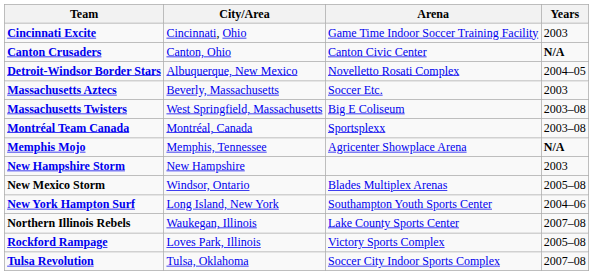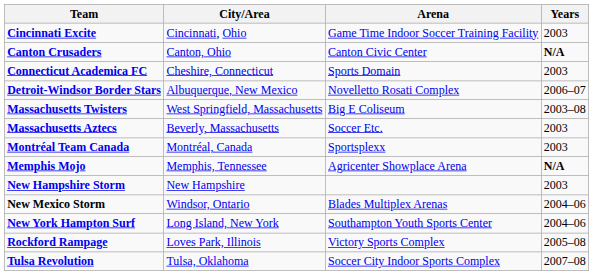+ row: (77, 71)
(565, 71) 2004–05 -> (565, 90) 2006–07
rows swapped: (62, 90) <-> (67, 109)
(565, 128) 2003–08 -> (556, 147) 2003
(565, 185) 2005–08 -> (565, 204) 2004–06
- row: (69, 223)
